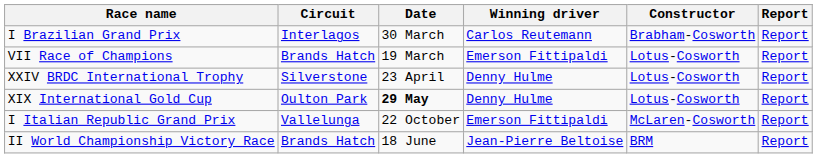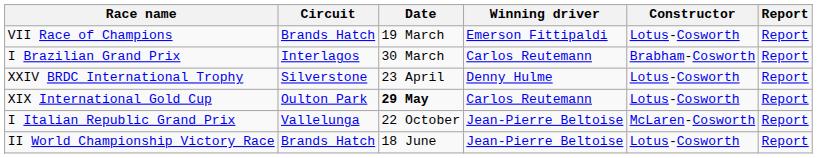rows swapped: (90, 58) <-> (94, 37)
(509, 100) Denny Hulme -> (529, 100) Carlos Reutemann
(537, 121) Emerson Fittipaldi -> (545, 121) Jean-Pierre Beltoise
(641, 142) BRM -> (685, 142) Lotus-Cosworth
